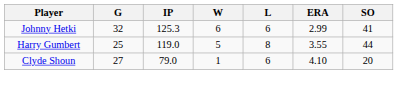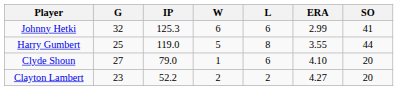+ row: (49, 77)
